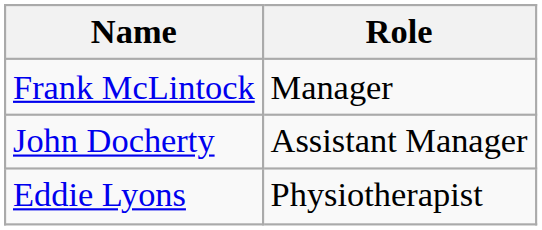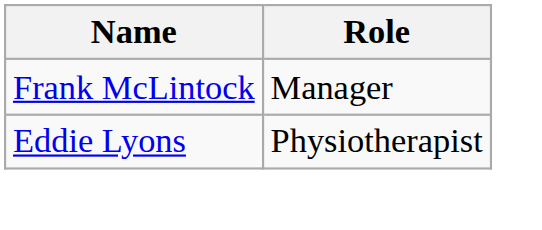- row: (114, 140)
